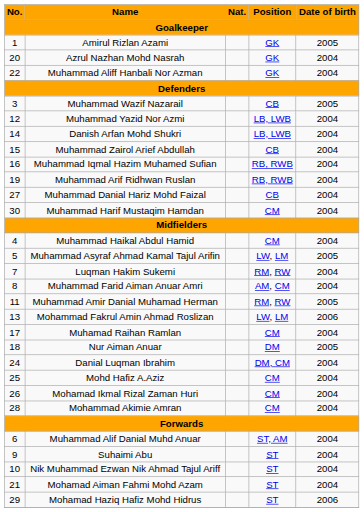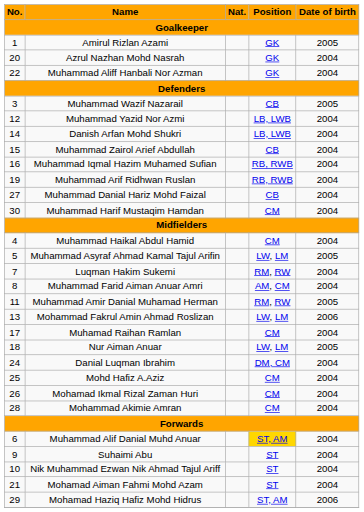(272, 348) DM -> (272, 348) LW, LM
(272, 439) no background -> (272, 439) gold background
(272, 500) ST -> (272, 500) ST, AM
